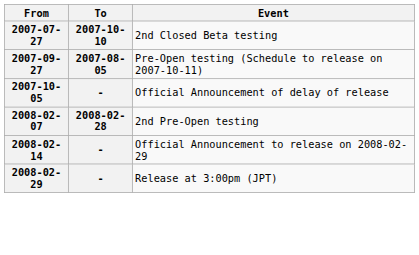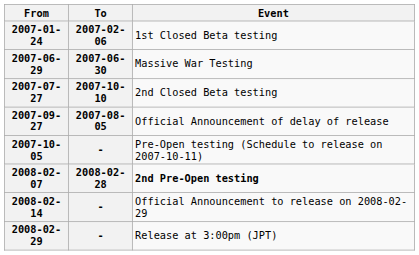+ row: (36, 35)
+ row: (36, 64)
(259, 64) Pre-Open testing (Schedule to release on 2007-10-11) -> (262, 121) Official Announcement of delay of release
(262, 93) Official Announcement of delay of release -> (259, 150) Pre-Open testing (Schedule to release on 2007-10-11)
(197, 121) normal -> (197, 178) bold
